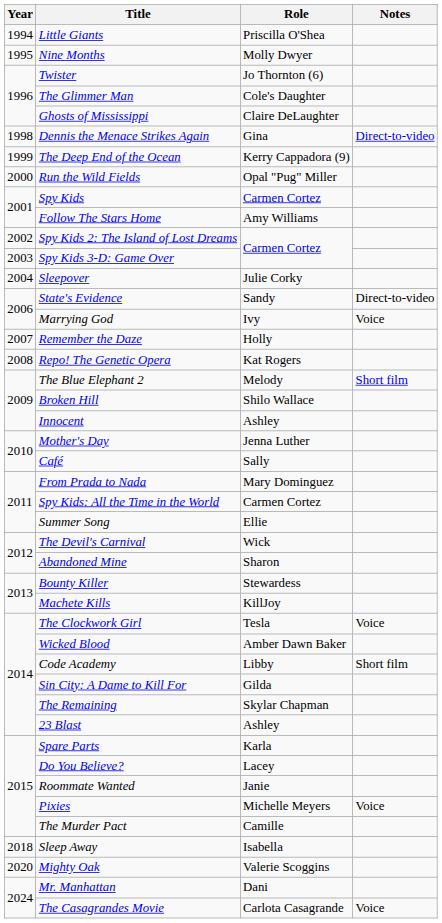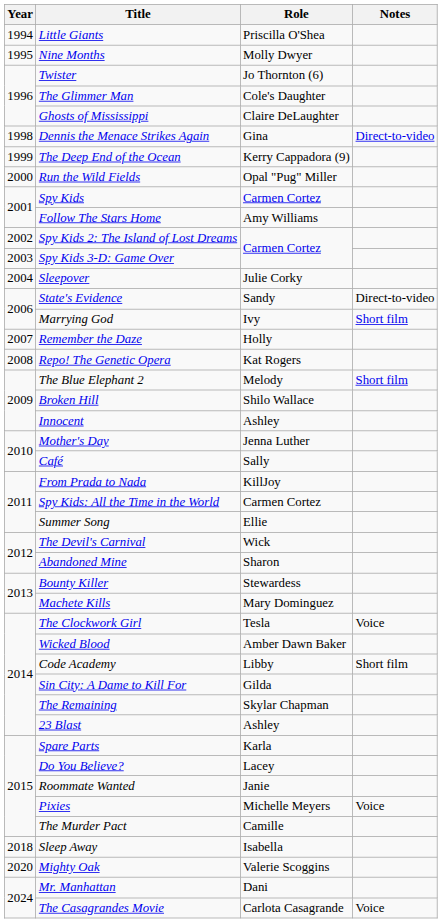(370, 319) Voice -> (382, 319) Short film
(288, 481) Mary Dominguez -> (262, 481) KillJoy
(262, 603) KillJoy -> (288, 603) Mary Dominguez
